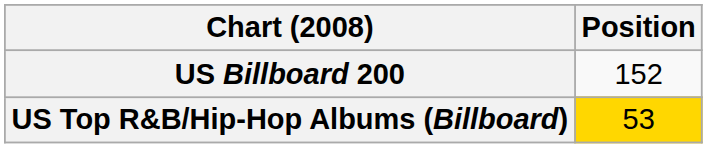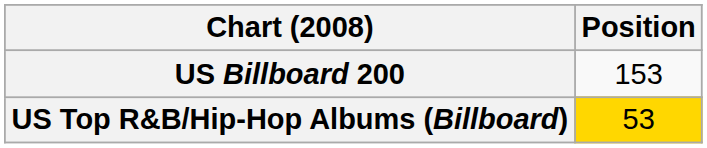(639, 73) 152 -> (639, 73) 153
